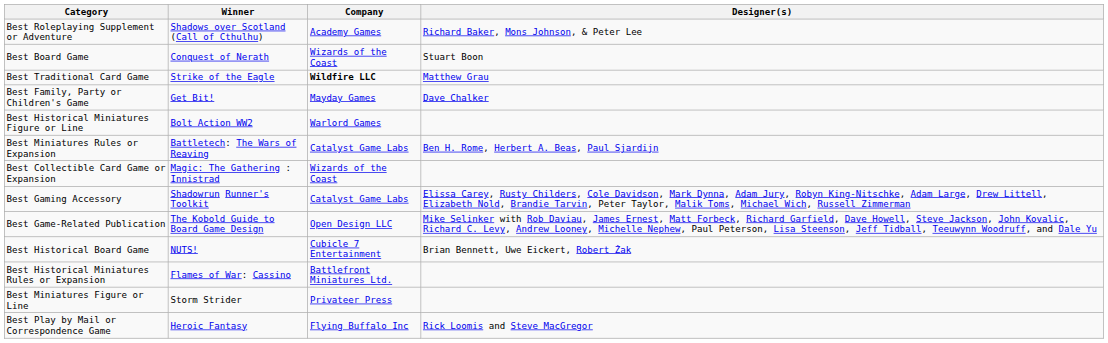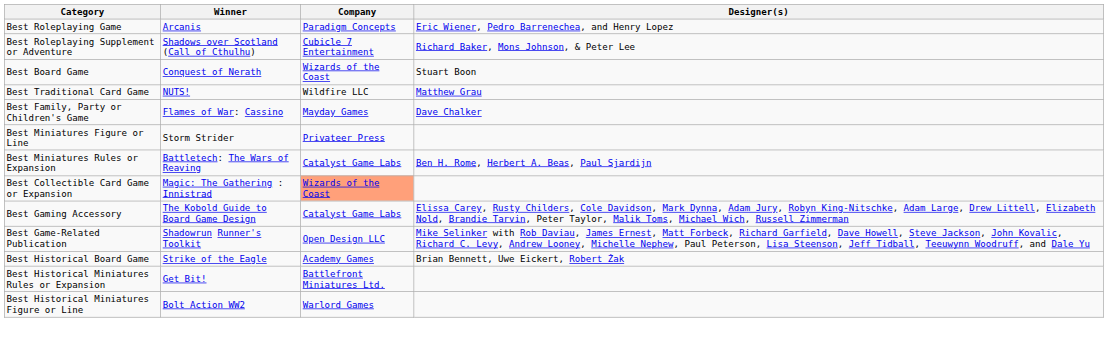+ row: (64, 27)
(346, 32) Academy Games -> (338, 47) Cubicle 7 Entertainment
(223, 77) Strike of the Eagle -> (176, 92) NUTS!
(343, 77) bold -> (336, 92) normal
(192, 97) Get Bit! -> (223, 112) Flames of War: Cassino
rows swapped: (75, 300) <-> (78, 123)
(348, 173) no background -> (341, 188) lightsalmon background
(220, 199) Shadowrun Runner's Toolkit -> (215, 213) The Kobold Guide to Board Game Design
(223, 224) The Kobold Guide to Board Game Design -> (212, 239) Shadowrun Runner's Toolkit
(184, 249) NUTS! -> (215, 259) Strike of the Eagle
(346, 249) Cubicle 7 Entertainment -> (338, 259) Academy Games
(231, 275) Flames of War: Cassino -> (185, 279) Get Bit!
- row: (61, 325)
